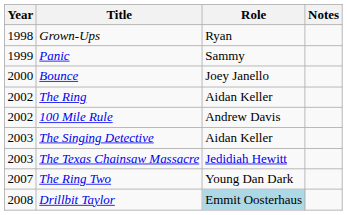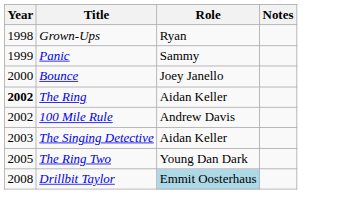(20, 96) normal -> (20, 96) bold
- row: (119, 158)
(20, 179) 2007 -> (20, 158) 2005
